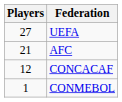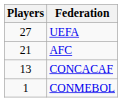(26, 69) 12 -> (26, 69) 13
